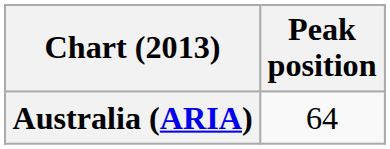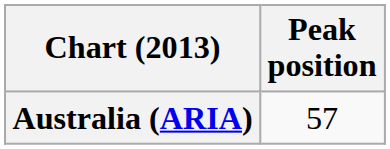(322, 117) 64 -> (322, 117) 57
